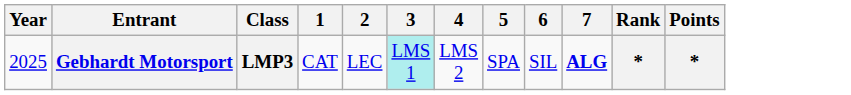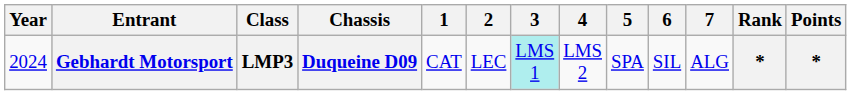+ column: (360, 19)
(28, 61) 2025 -> (28, 61) 2024
(587, 61) bold -> (710, 61) normal
